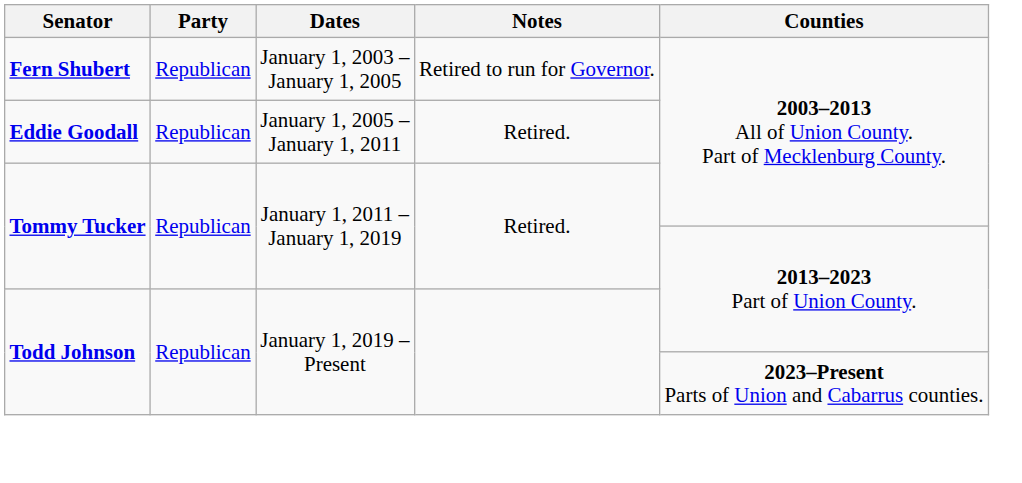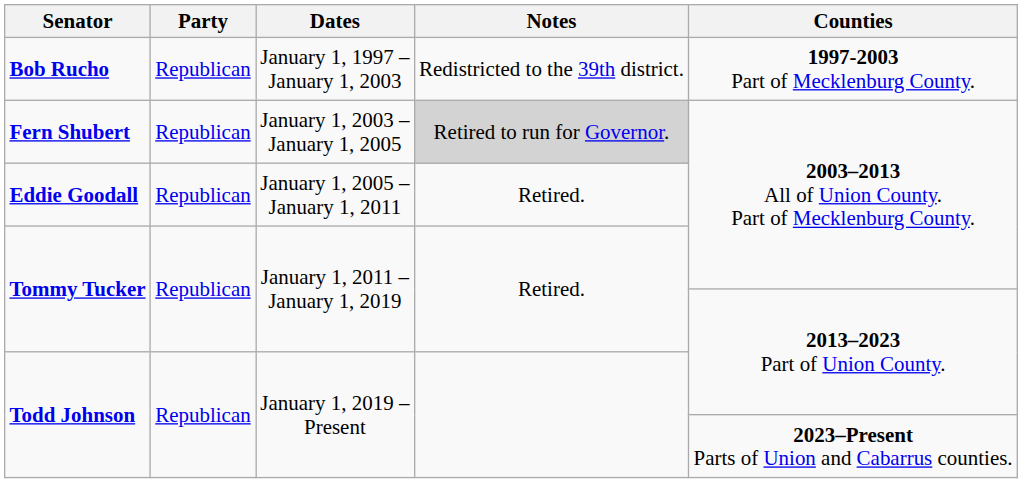+ row: (59, 69)
(537, 69) no background -> (551, 132) lightgrey background
